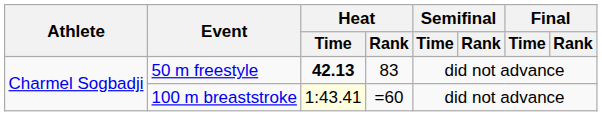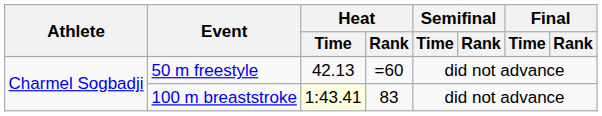(333, 71) bold -> (333, 71) normal
(389, 71) 83 -> (389, 71) =60
(389, 97) =60 -> (389, 97) 83
